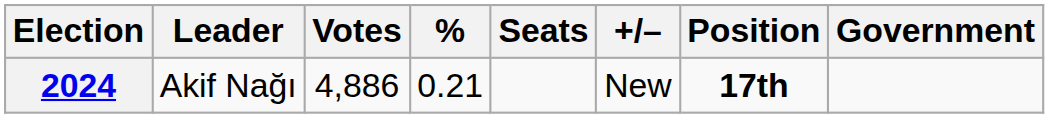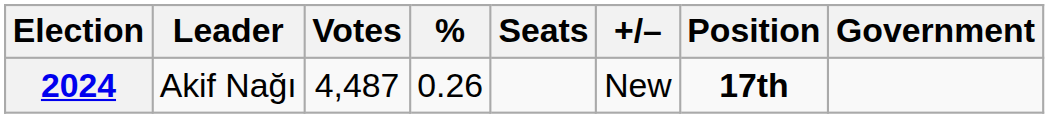(357, 84) 4,886 -> (357, 84) 4,487
(450, 84) 0.21 -> (450, 84) 0.26
